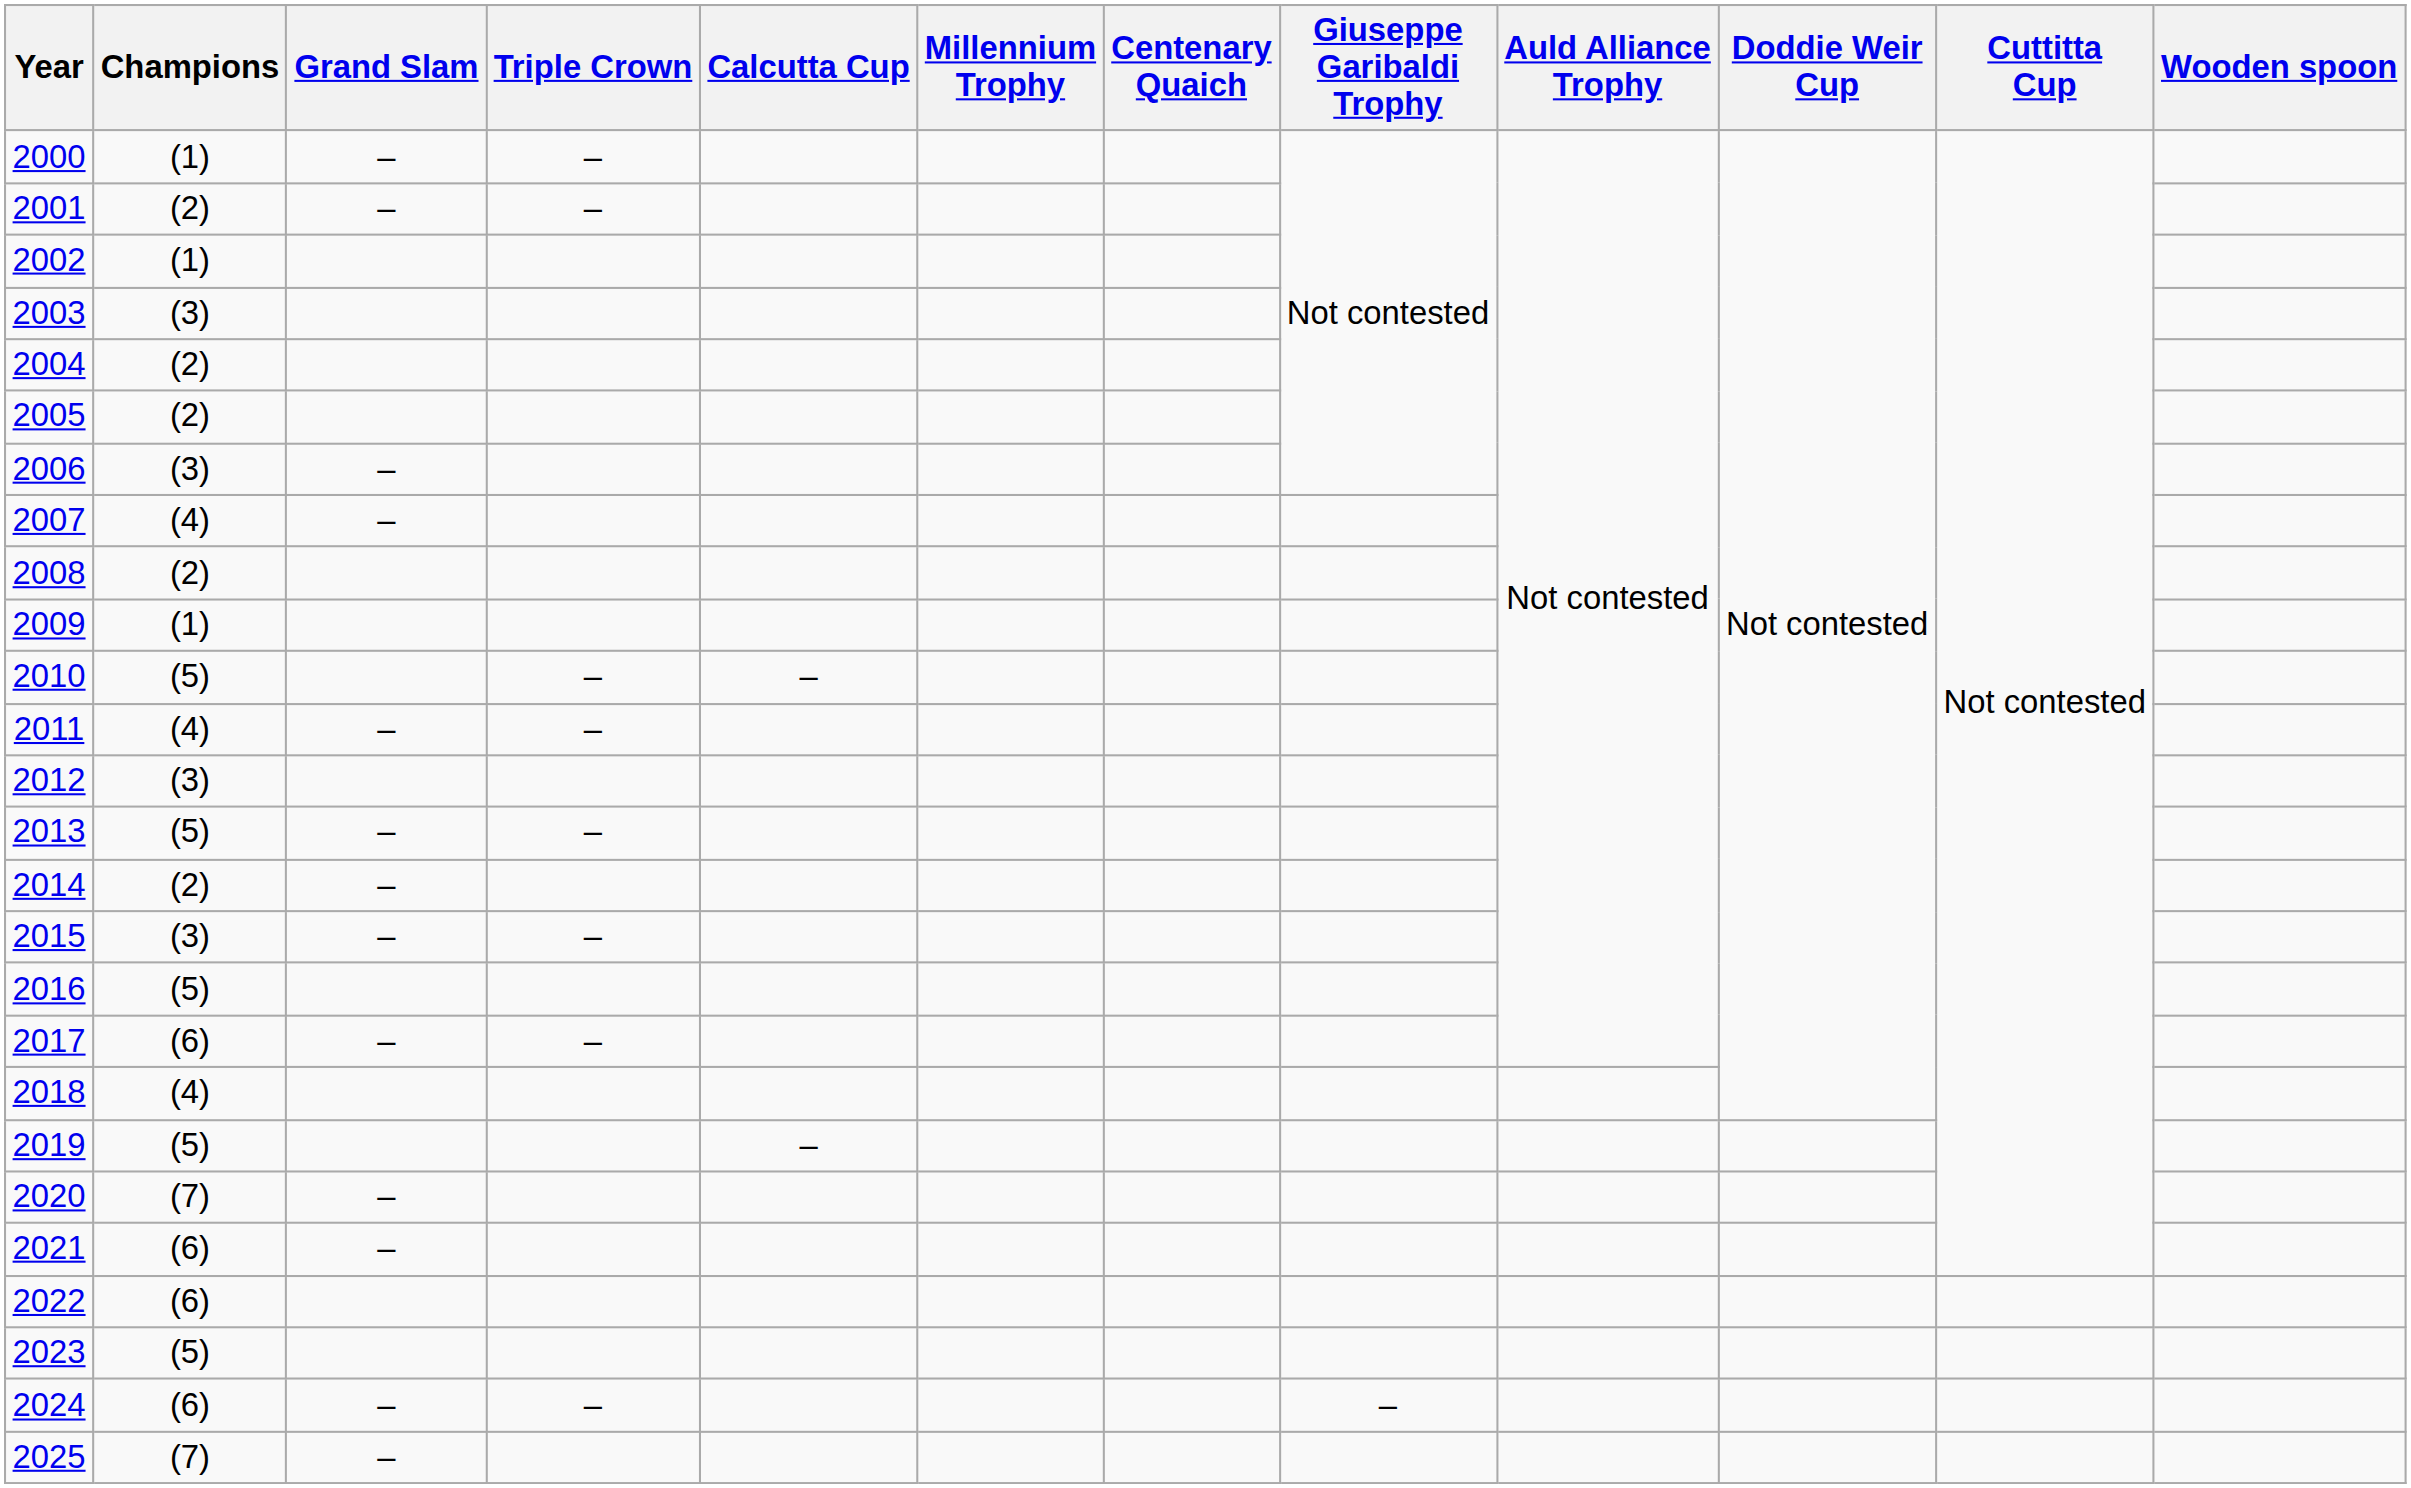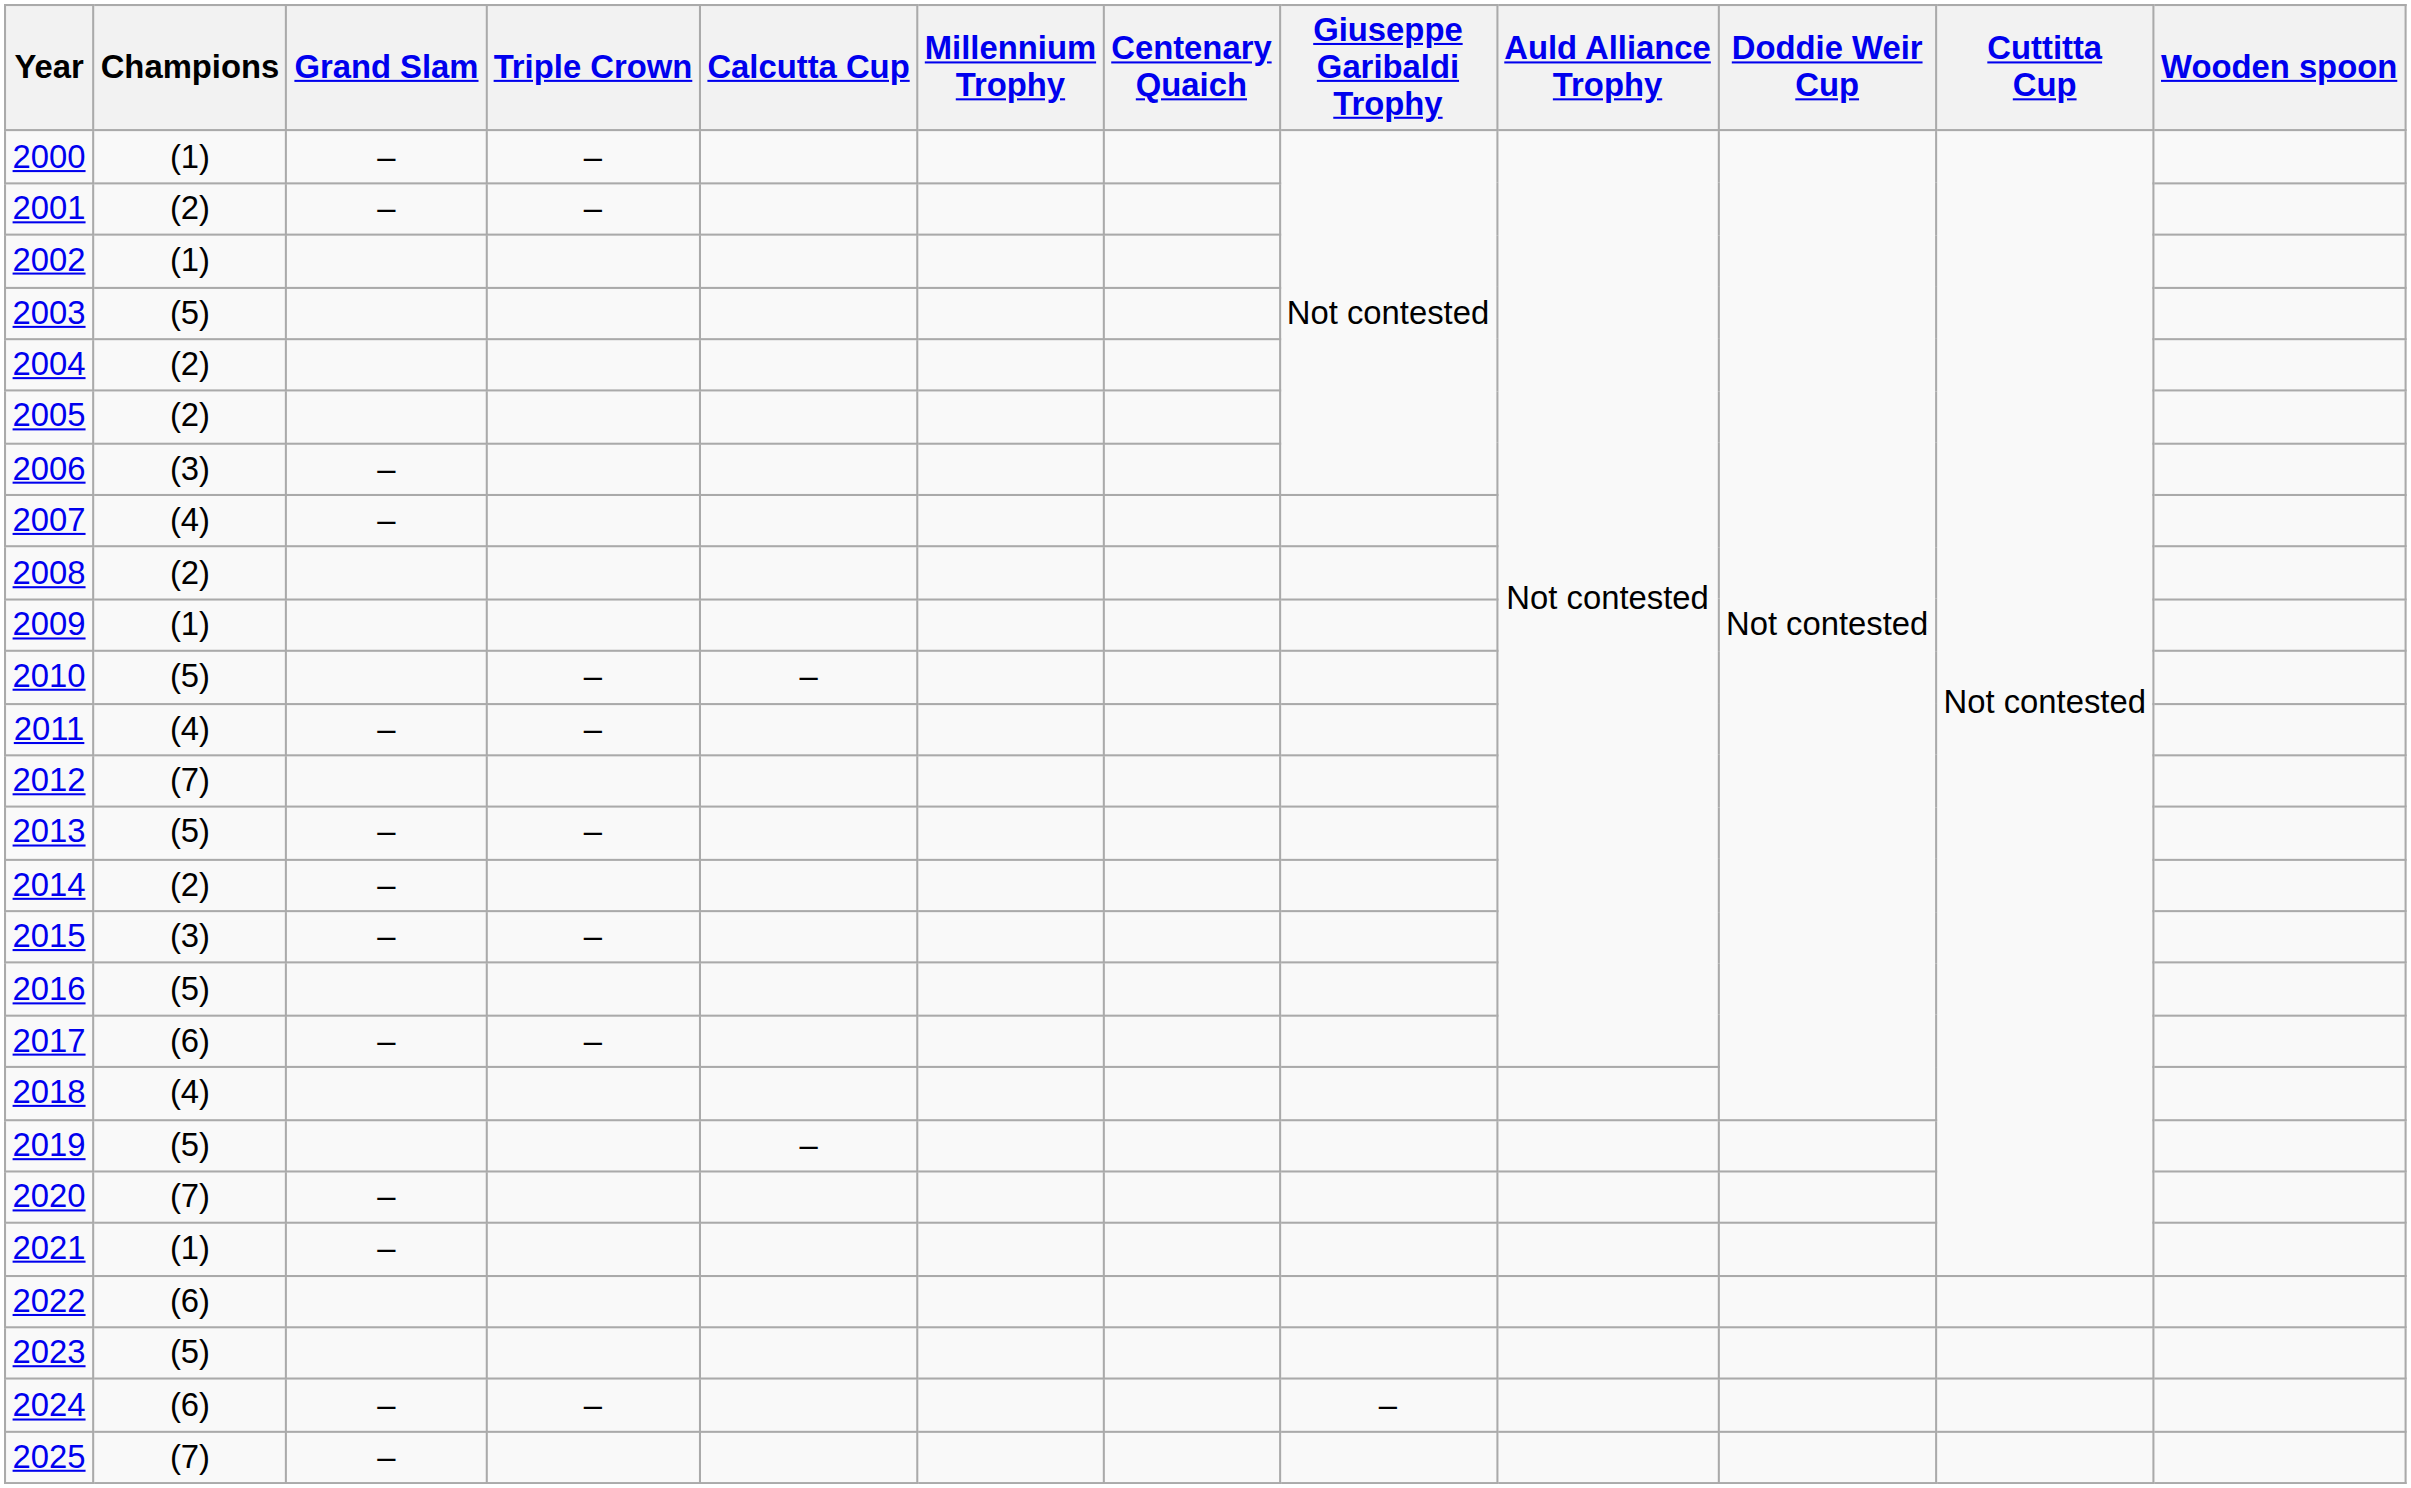(190, 312) (3) -> (190, 312) (5)
(190, 780) (3) -> (190, 780) (7)
(190, 1248) (6) -> (190, 1248) (1)
